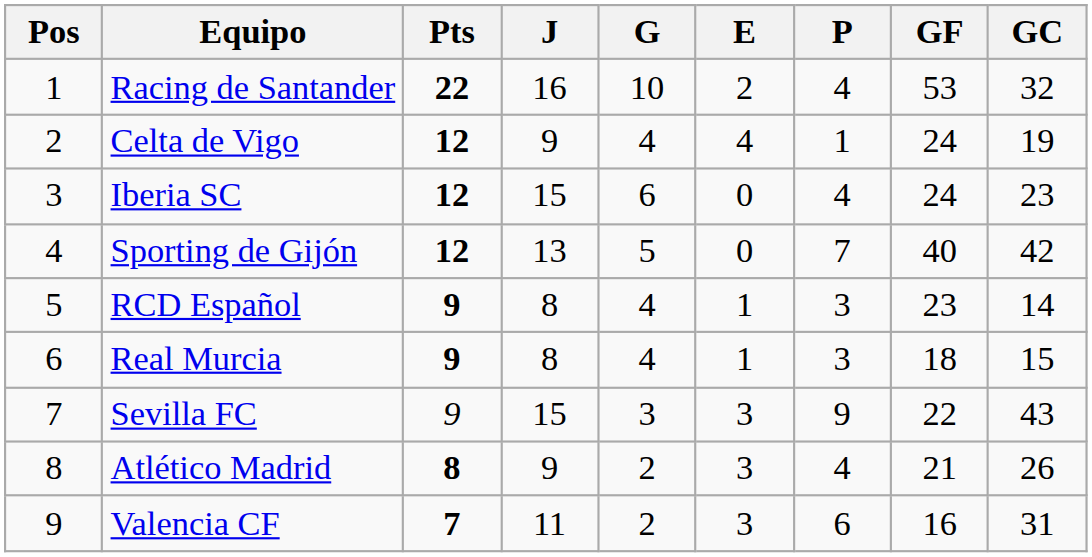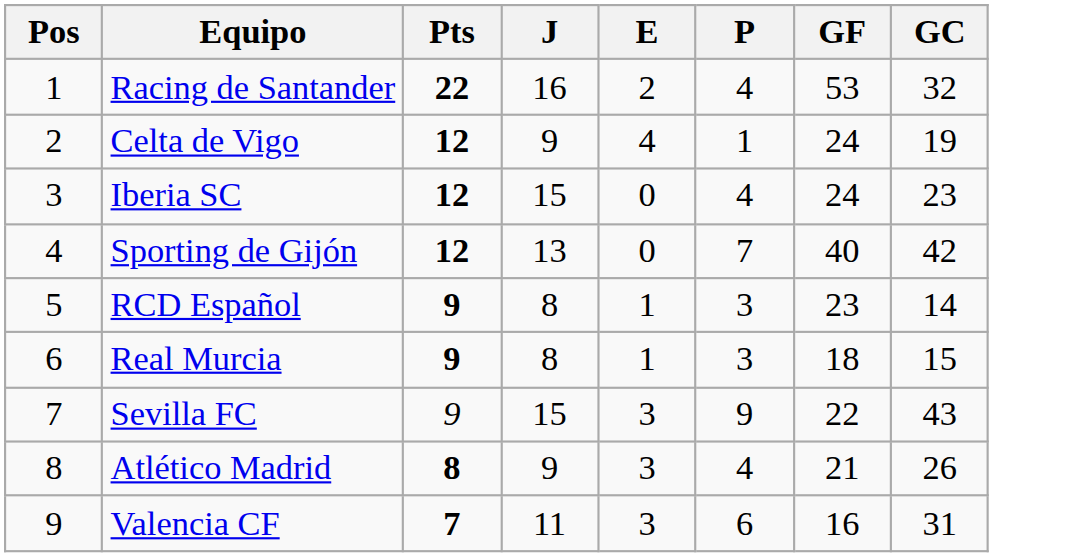- column: (647, 31)
